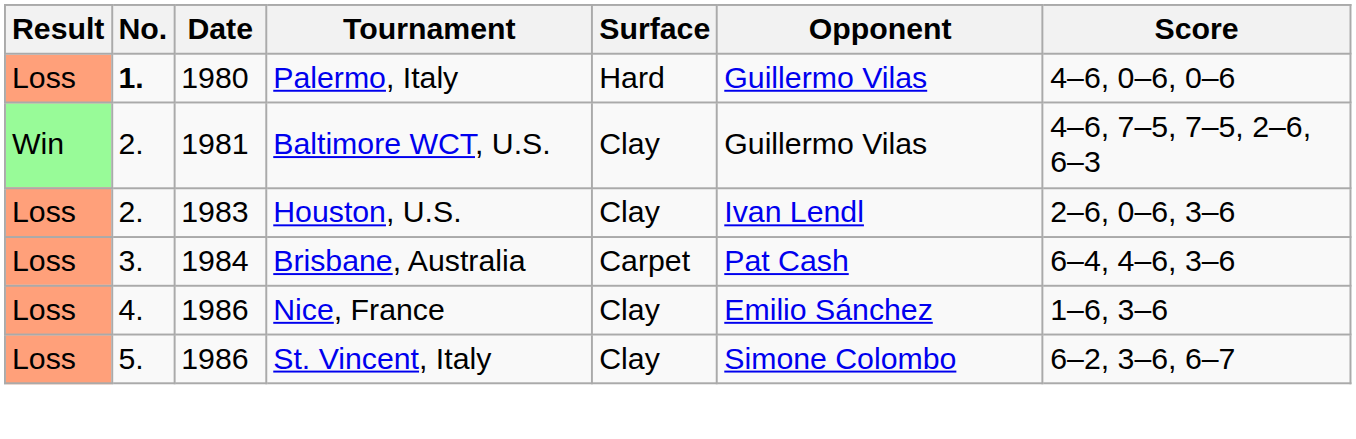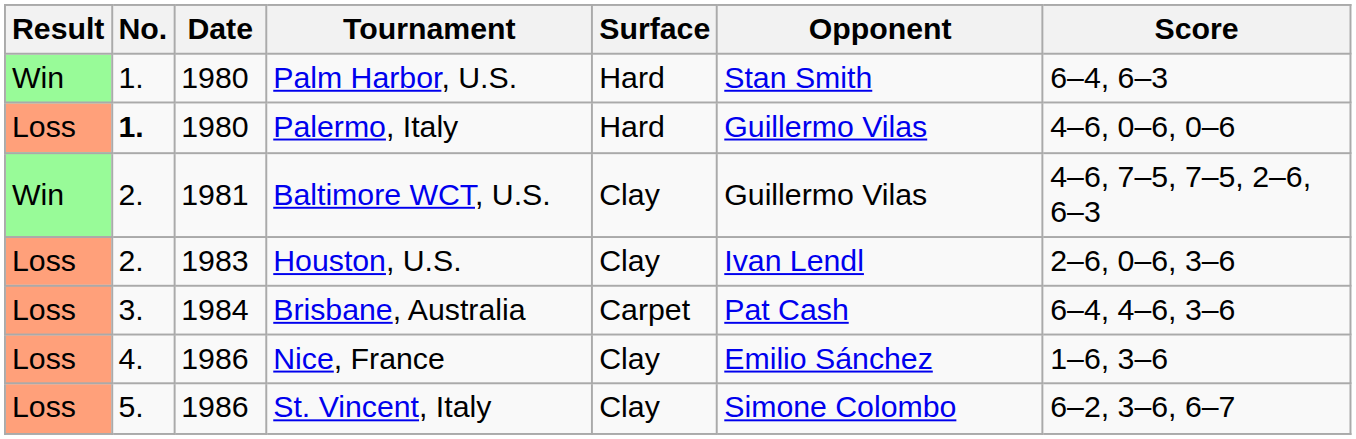+ row: (395, 77)
